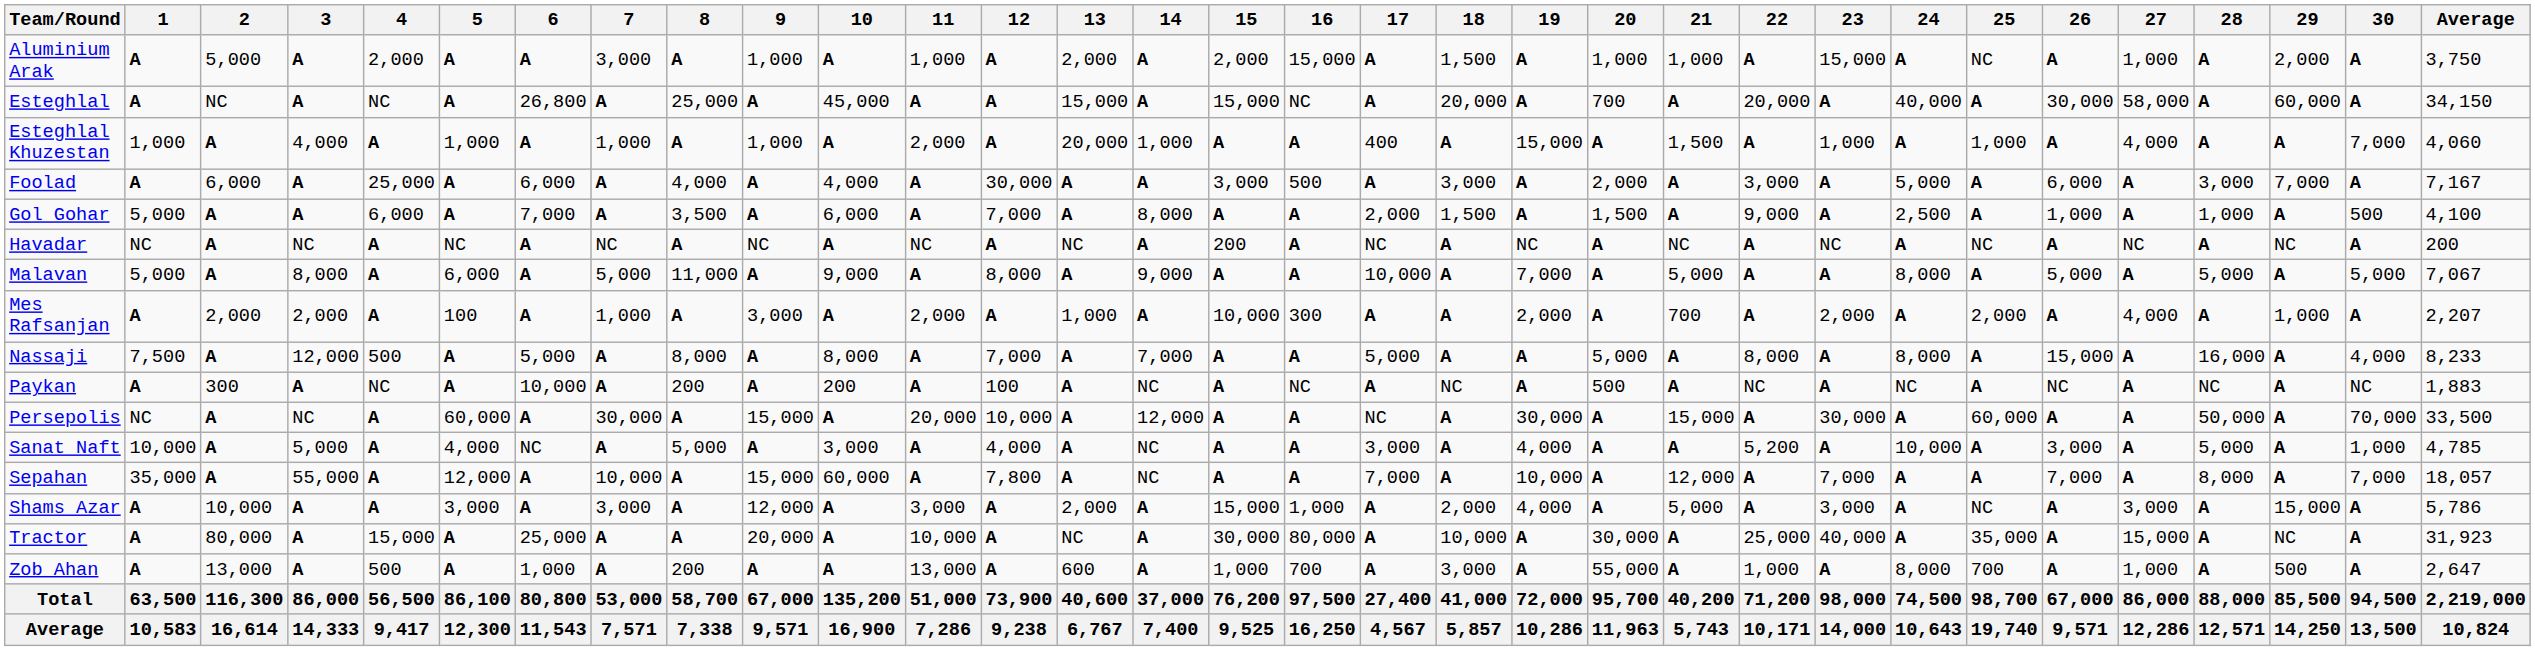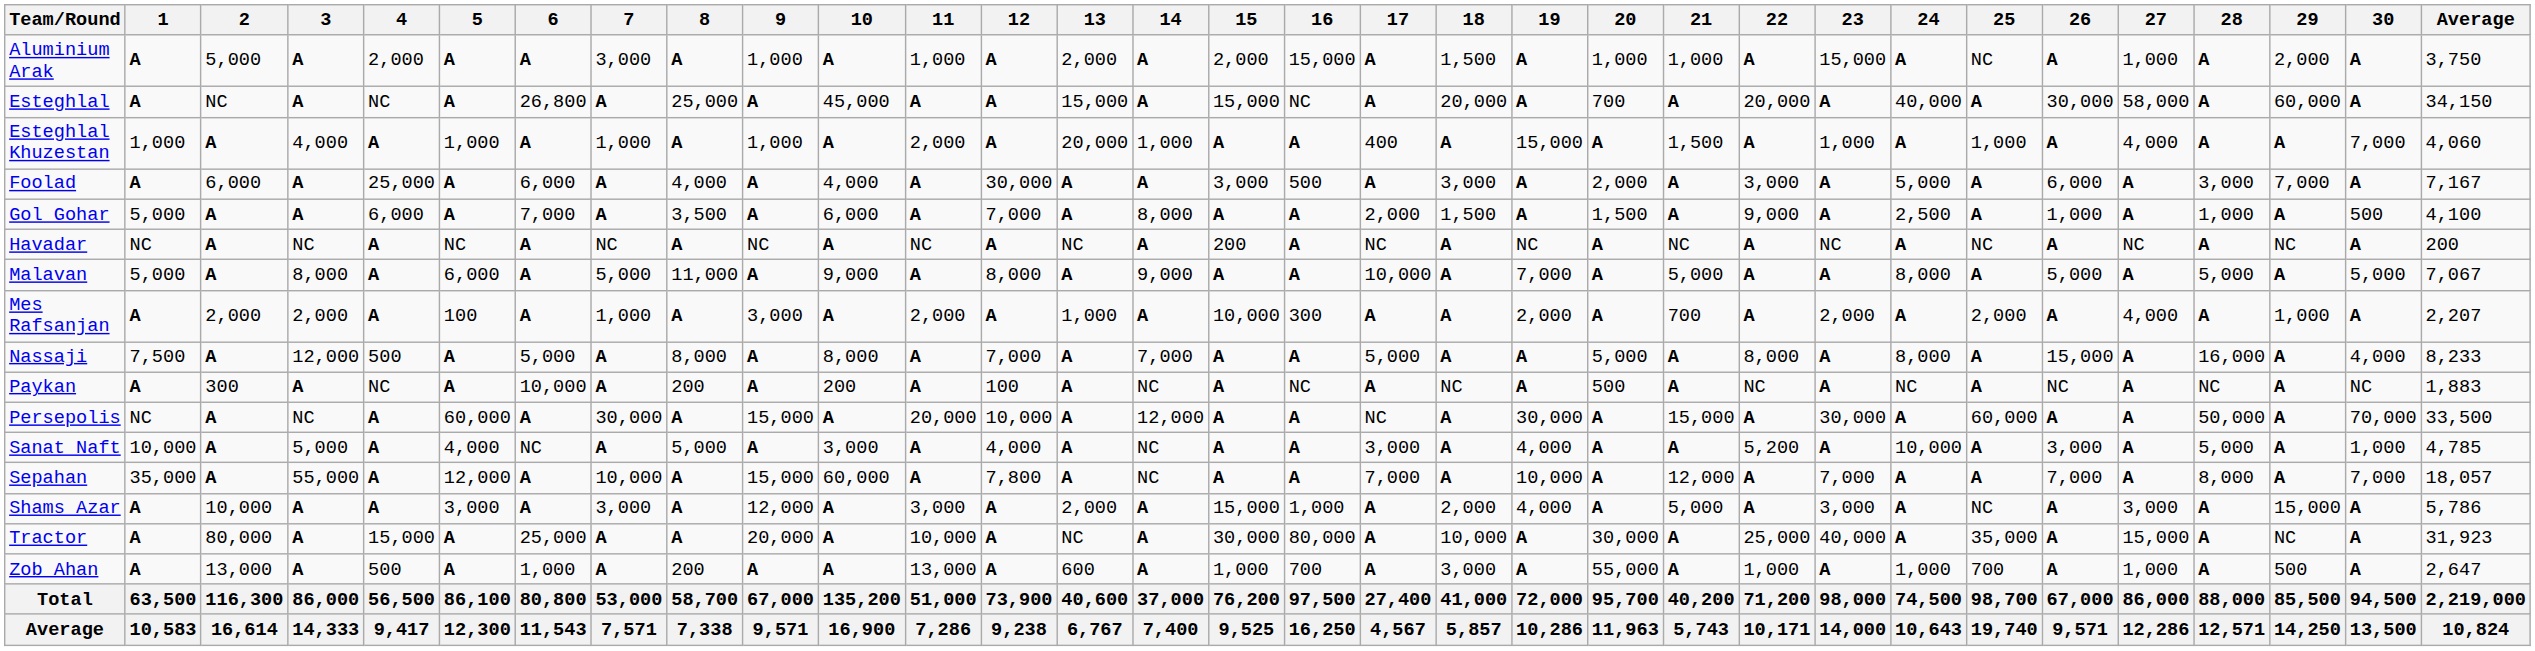(1923, 569) 8,000 -> (1923, 569) 1,000
